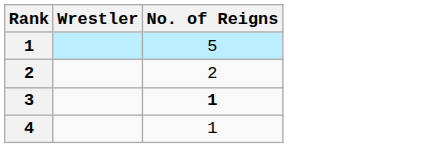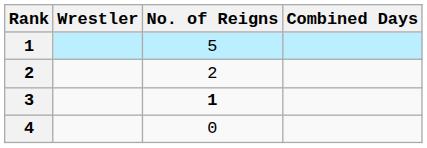+ column: (352, 18)
(212, 129) 1 -> (212, 129) 0
